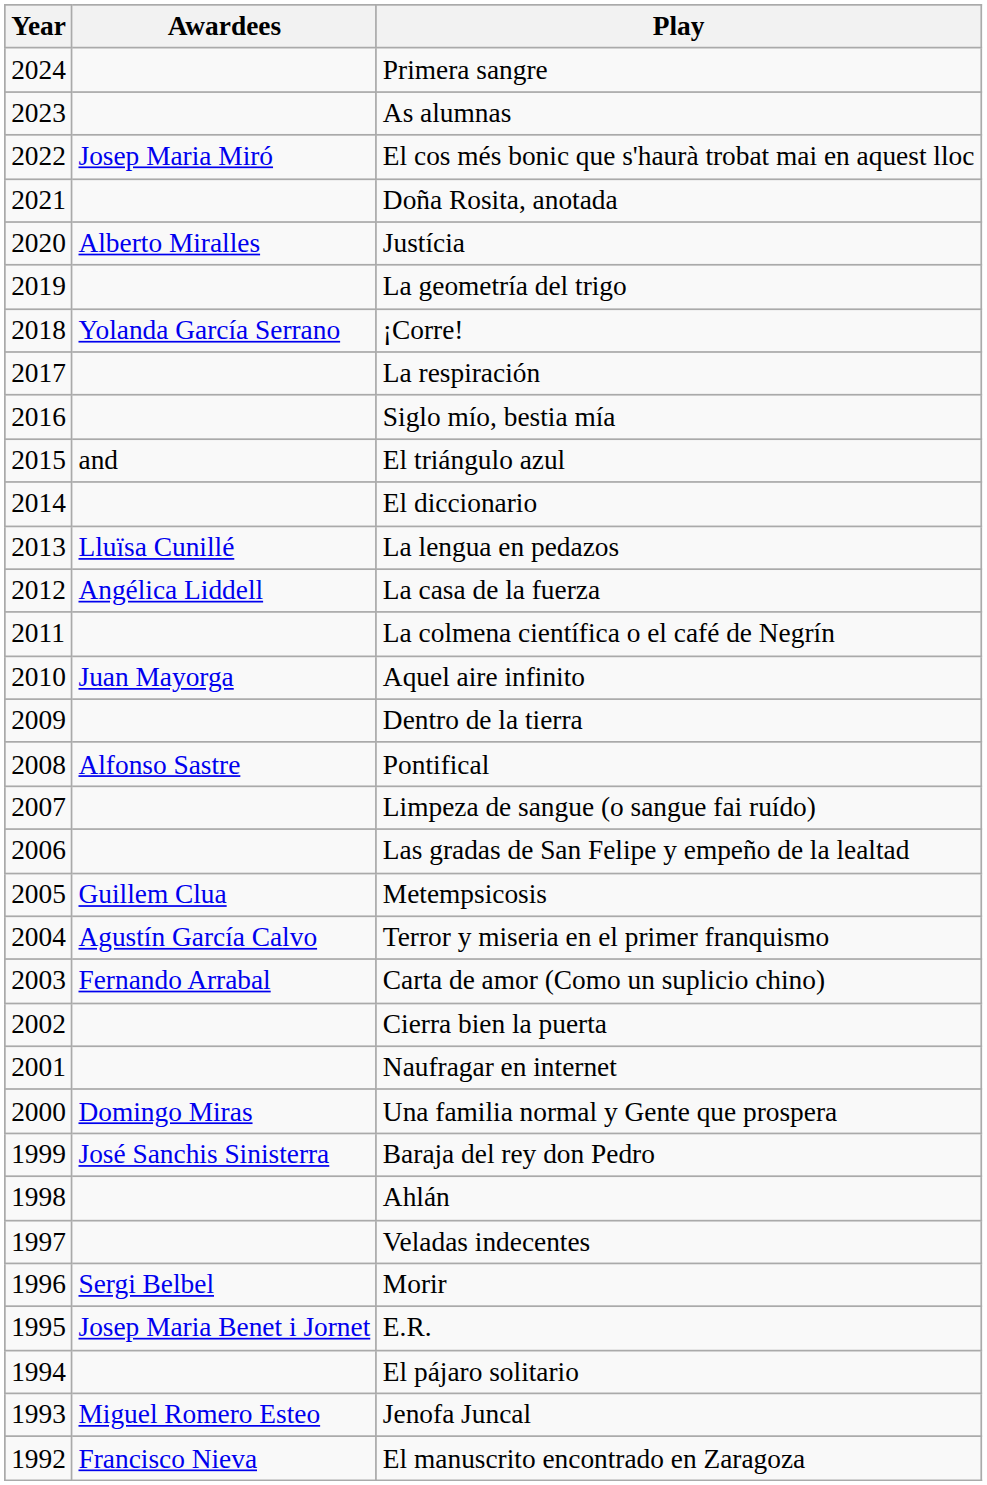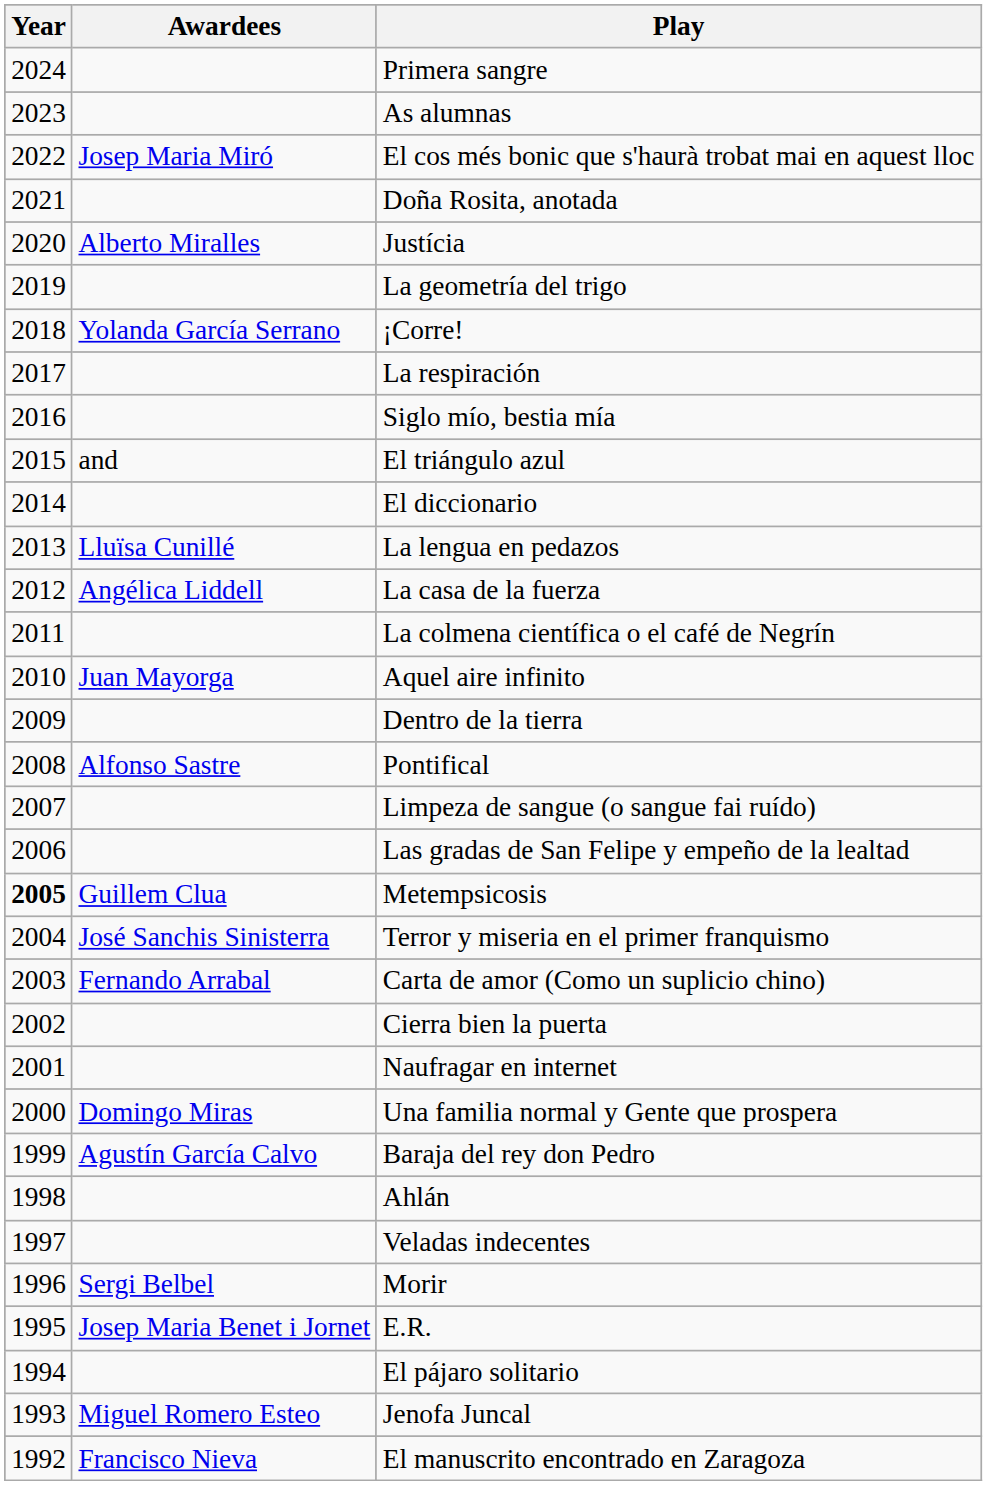(39, 894) normal -> (39, 894) bold
(198, 937) Agustín García Calvo -> (204, 937) José Sanchis Sinisterra
(204, 1154) José Sanchis Sinisterra -> (198, 1154) Agustín García Calvo
